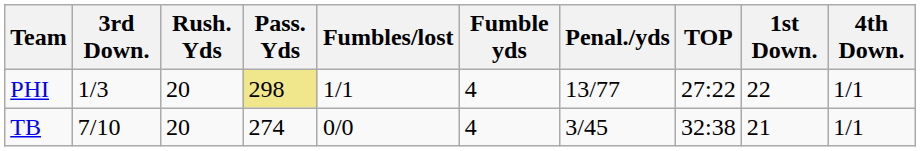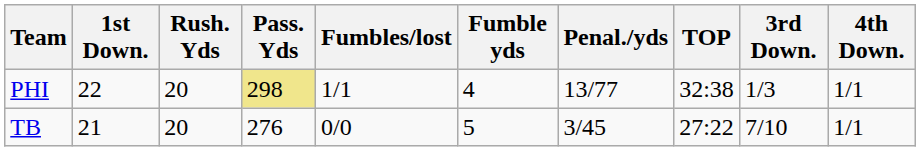columns swapped: (784, 37) <-> (116, 37)
(708, 88) 27:22 -> (707, 88) 32:38
(266, 126) 274 -> (265, 126) 276
(471, 126) 4 -> (469, 126) 5
(708, 126) 32:38 -> (707, 126) 27:22
